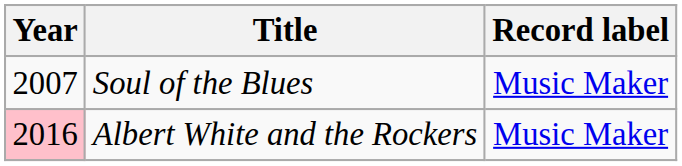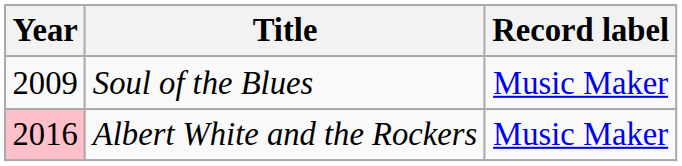(45, 82) 2007 -> (45, 82) 2009
